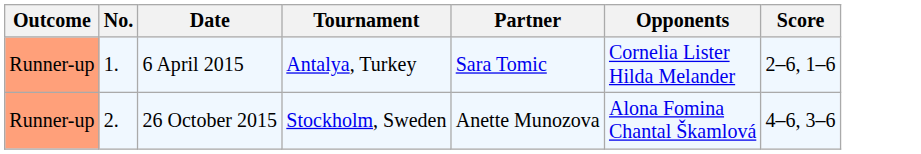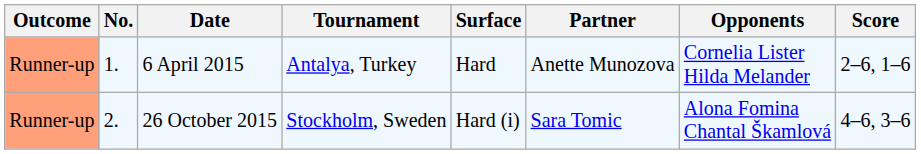+ column: (489, 20)
(501, 64) Sara Tomic -> (603, 64) Anette Munozova
(528, 120) Anette Munozova -> (576, 120) Sara Tomic
